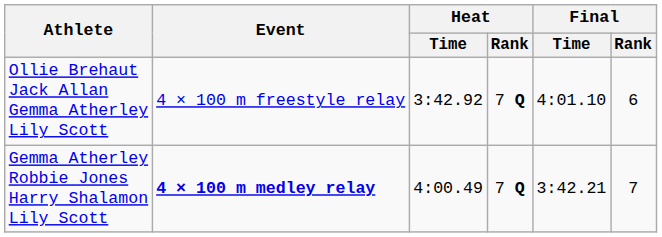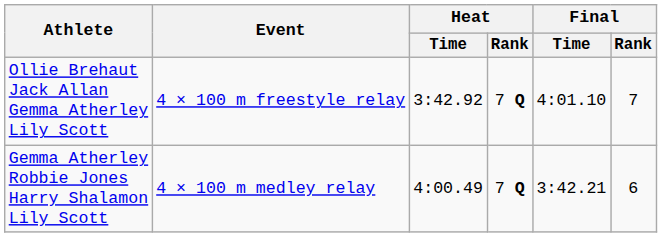(633, 101) 6 -> (633, 101) 7
(266, 188) bold -> (266, 188) normal
(633, 188) 7 -> (633, 188) 6
